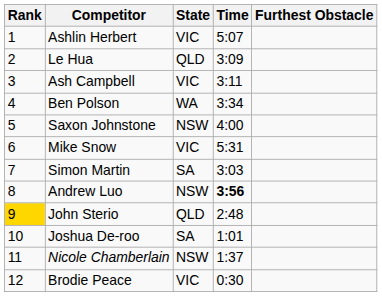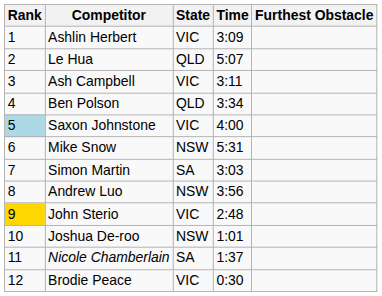(230, 37) 5:07 -> (230, 37) 3:09
(230, 59) 3:09 -> (230, 59) 5:07
(187, 103) WA -> (190, 103) QLD
(12, 125) no background -> (12, 125) lightblue background
(192, 125) NSW -> (188, 125) VIC
(188, 147) VIC -> (192, 147) NSW
(230, 192) bold -> (230, 192) normal
(190, 214) QLD -> (188, 214) VIC
(185, 236) SA -> (192, 236) NSW
(192, 258) NSW -> (185, 258) SA
